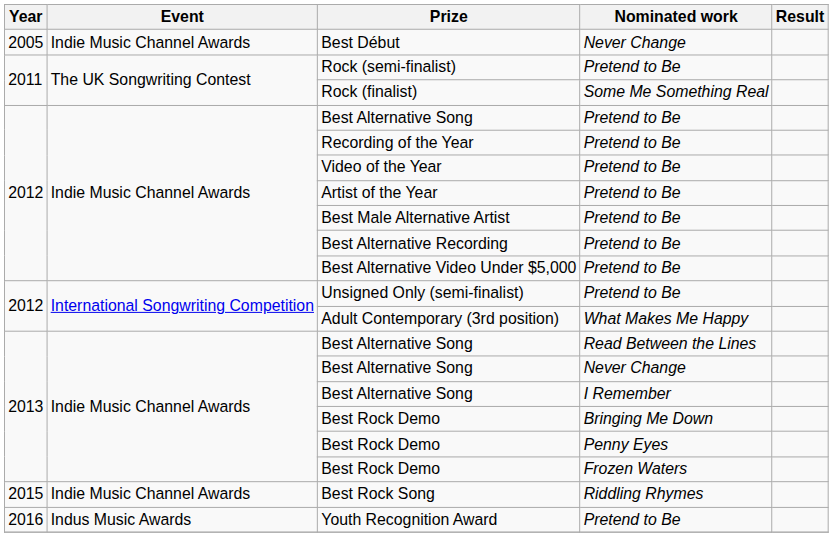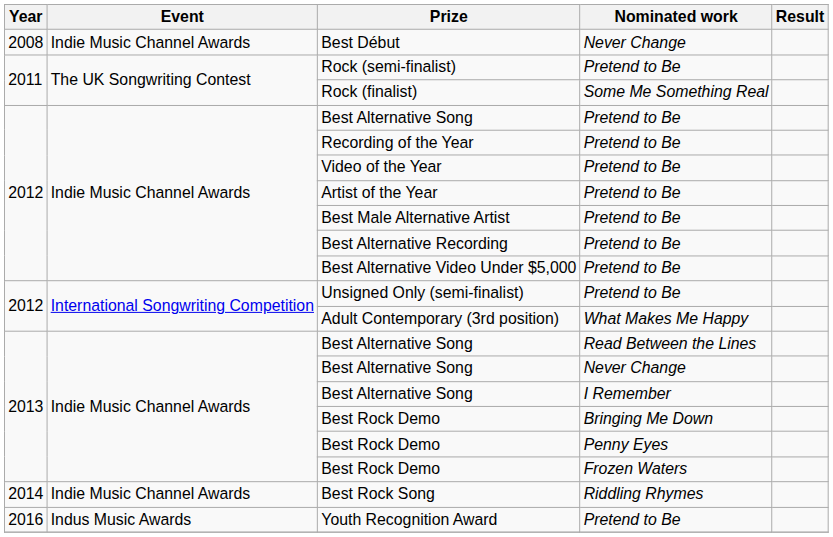(26, 42) 2005 -> (26, 42) 2008
(26, 494) 2015 -> (26, 494) 2014
